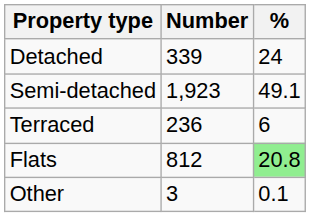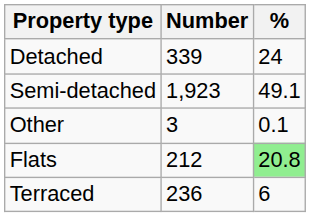rows swapped: (52, 125) <-> (37, 194)
(184, 159) 812 -> (184, 159) 212
